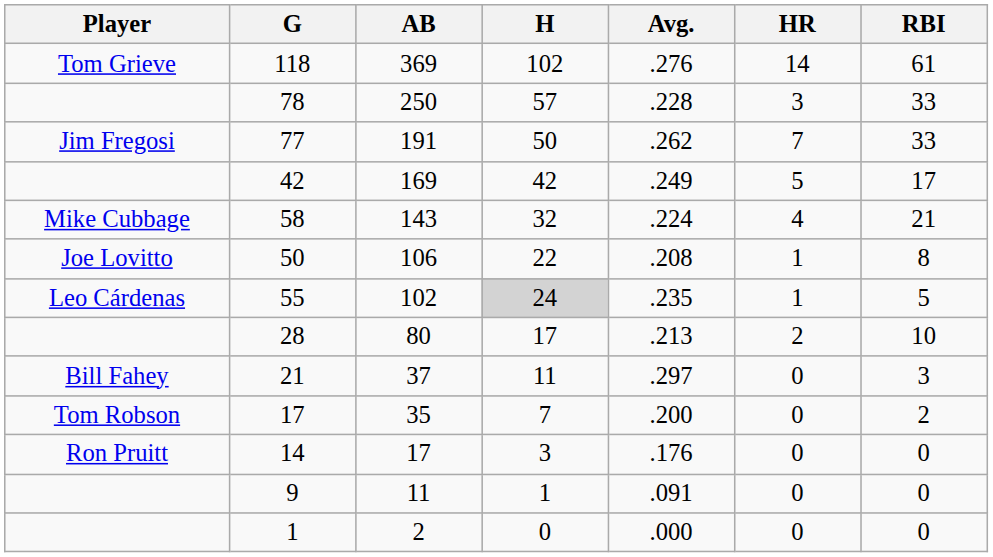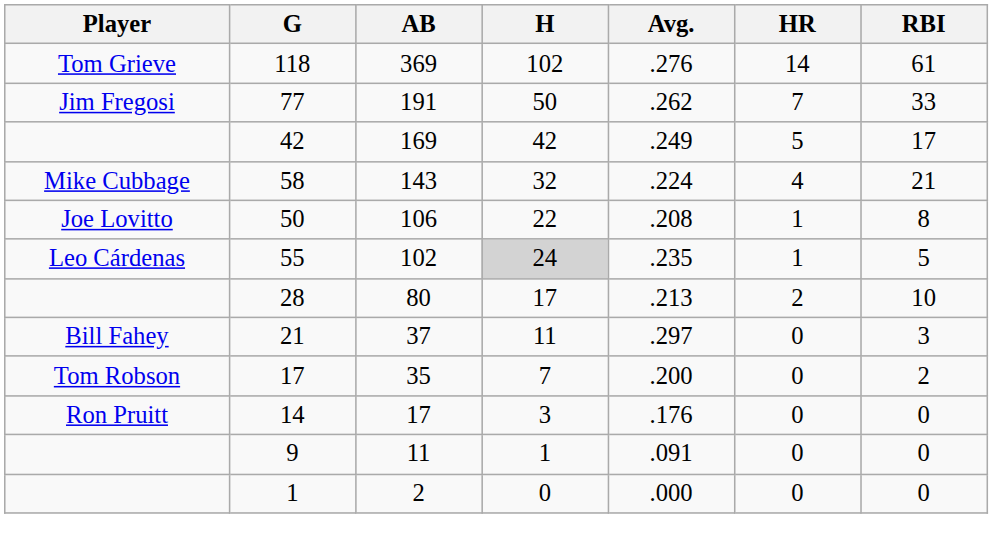- row: (292, 102)
